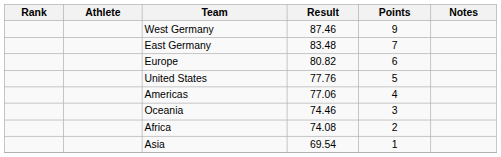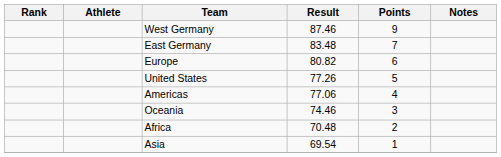(323, 78) 77.76 -> (323, 78) 77.26
(323, 128) 74.08 -> (323, 128) 70.48
